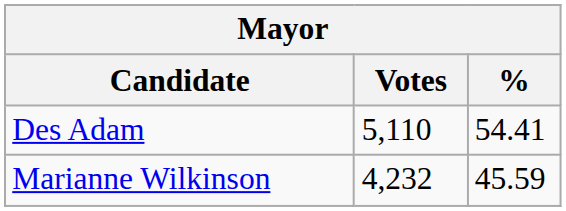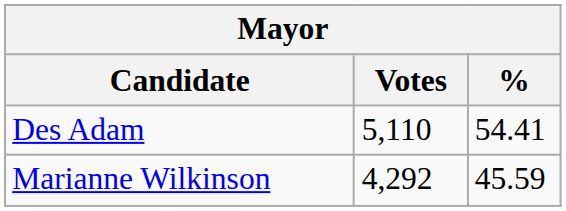(397, 179) 4,232 -> (397, 179) 4,292
